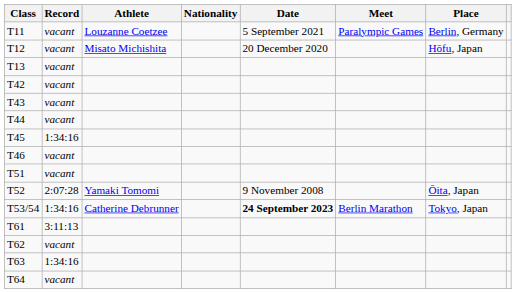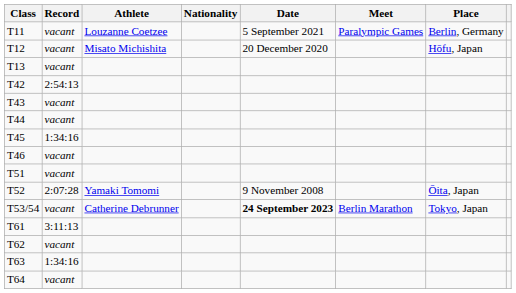(59, 84) vacant -> (62, 84) 2:54:13
(62, 208) 1:34:16 -> (59, 208) vacant
